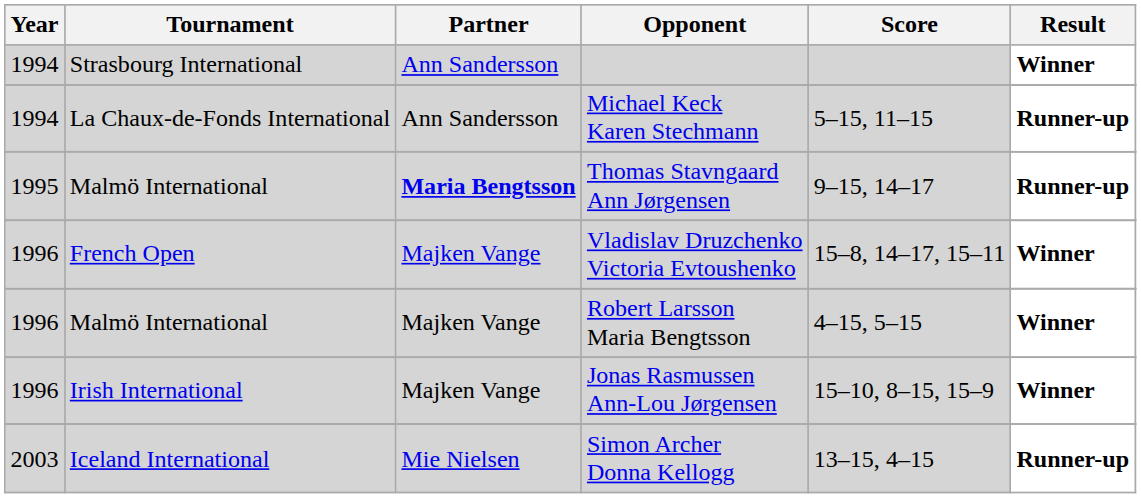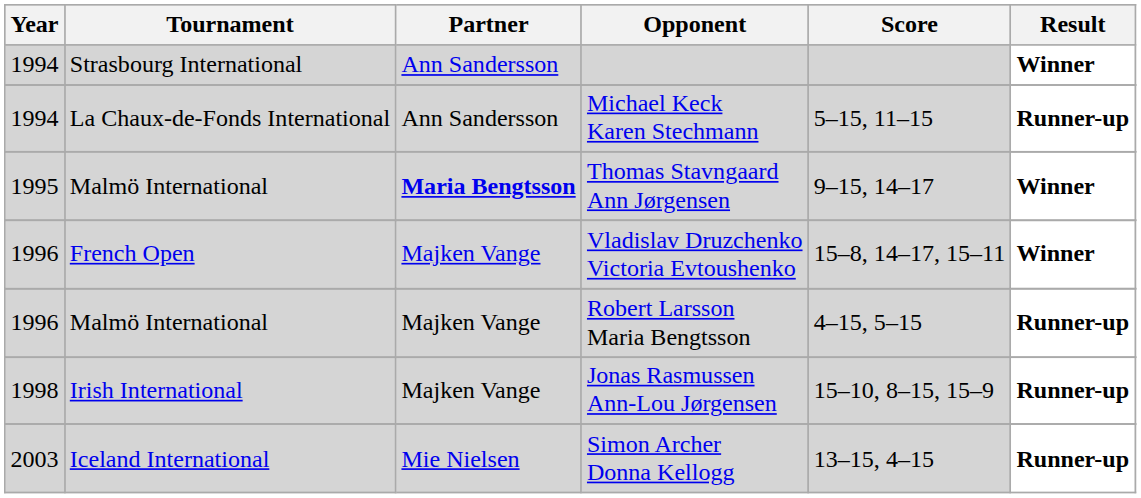(1073, 186) Runner-up -> (1056, 186) Winner
(1056, 322) Winner -> (1073, 322) Runner-up
(35, 390) 1996 -> (35, 390) 1998
(1056, 390) Winner -> (1073, 390) Runner-up
